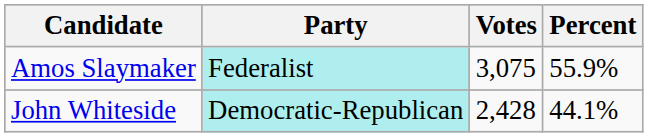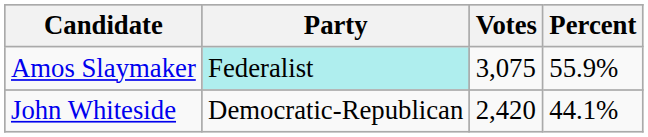(336, 110) paleturquoise background -> (336, 110) no background
(506, 110) 2,428 -> (506, 110) 2,420
